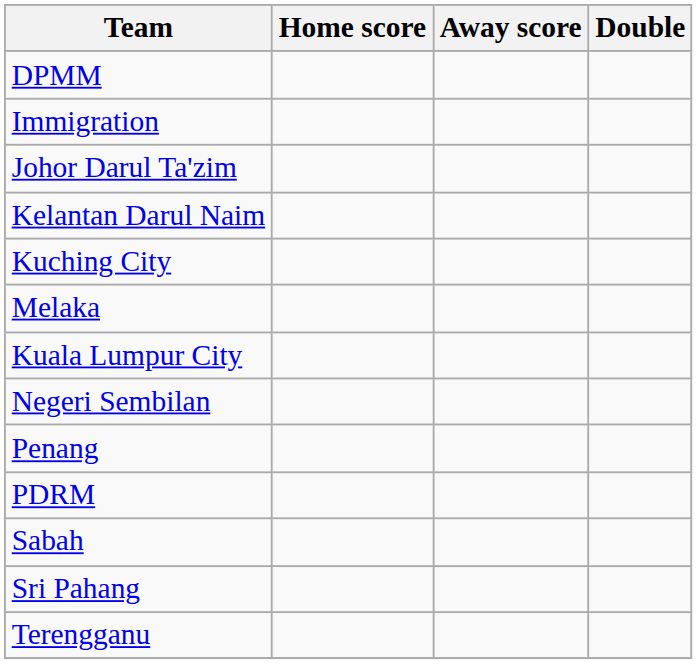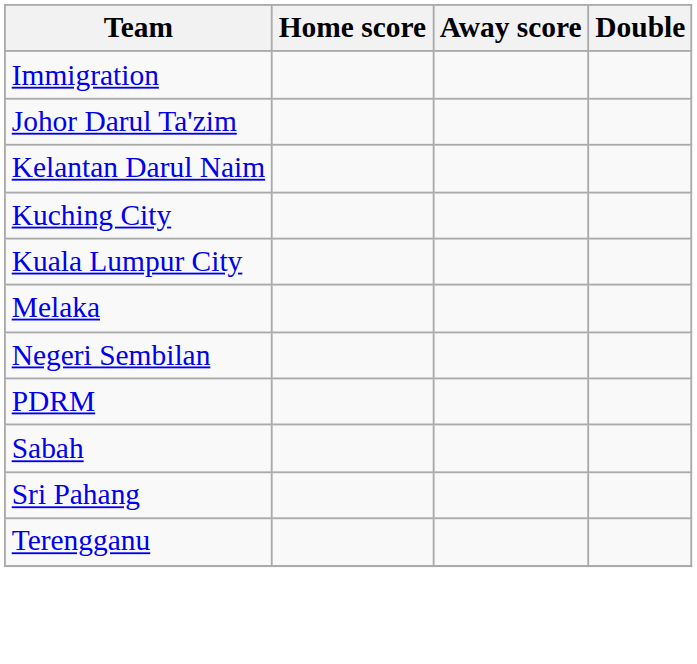- row: (57, 74)
rows swapped: (127, 354) <-> (56, 307)
- row: (55, 448)
